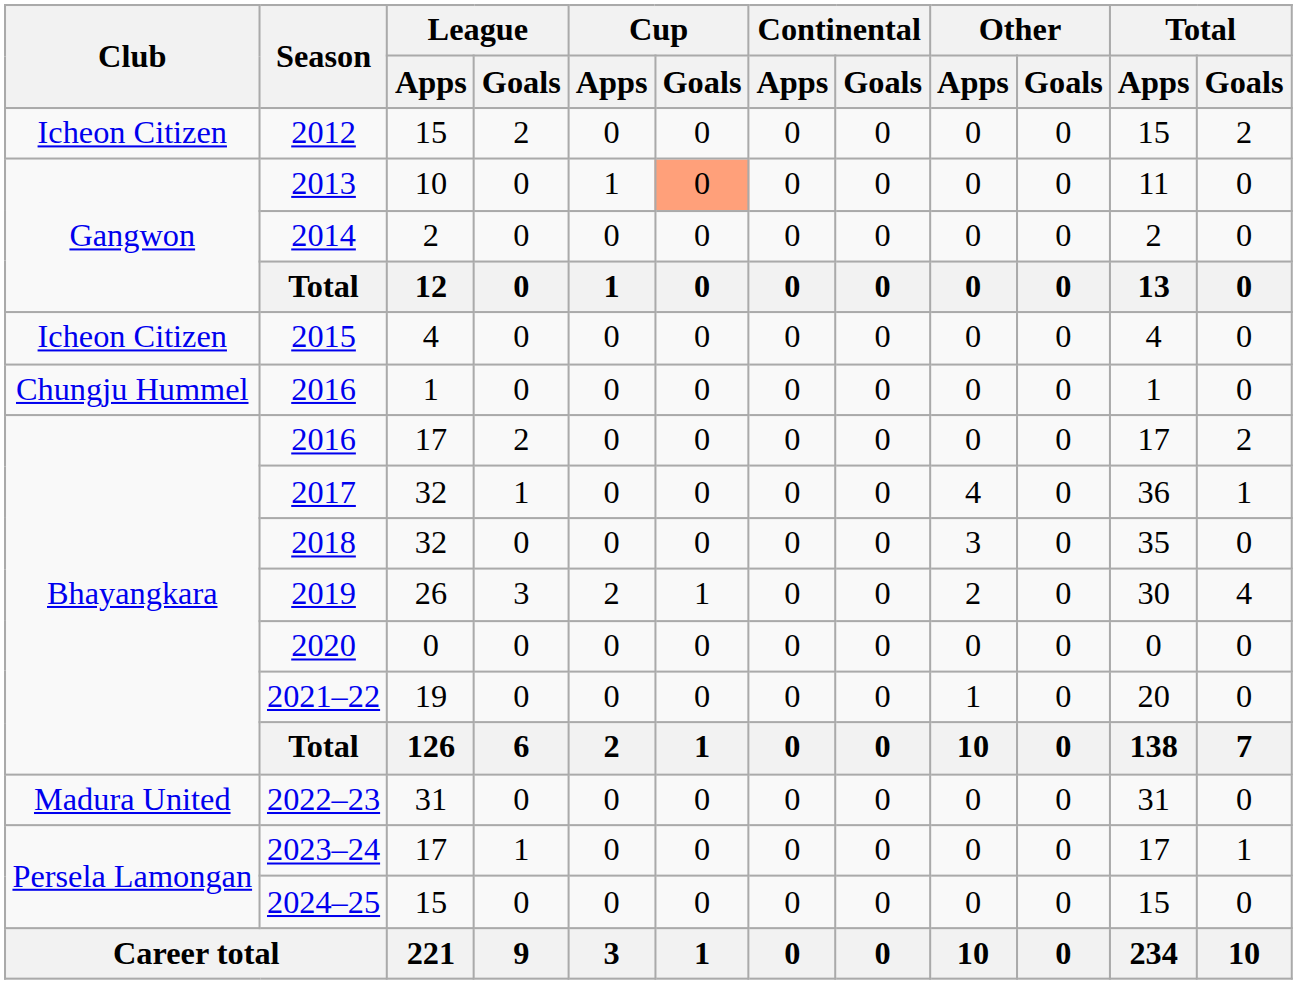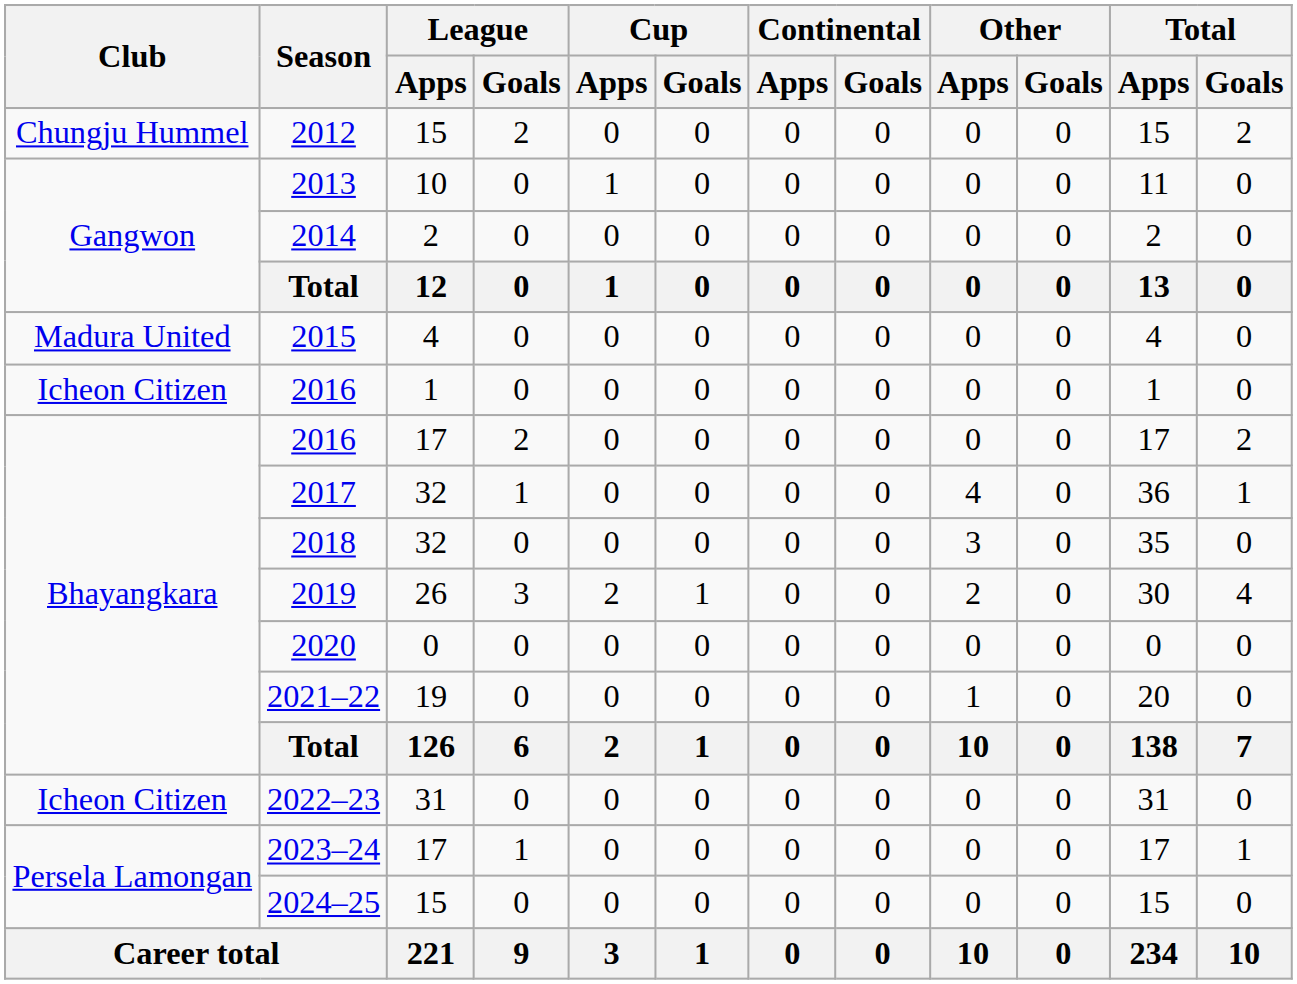(132, 132) Icheon Citizen -> (132, 132) Chungju Hummel
(702, 183) lightsalmon background -> (702, 183) no background
(132, 337) Icheon Citizen -> (132, 337) Madura United
(132, 388) Chungju Hummel -> (132, 388) Icheon Citizen
(132, 798) Madura United -> (132, 798) Icheon Citizen
